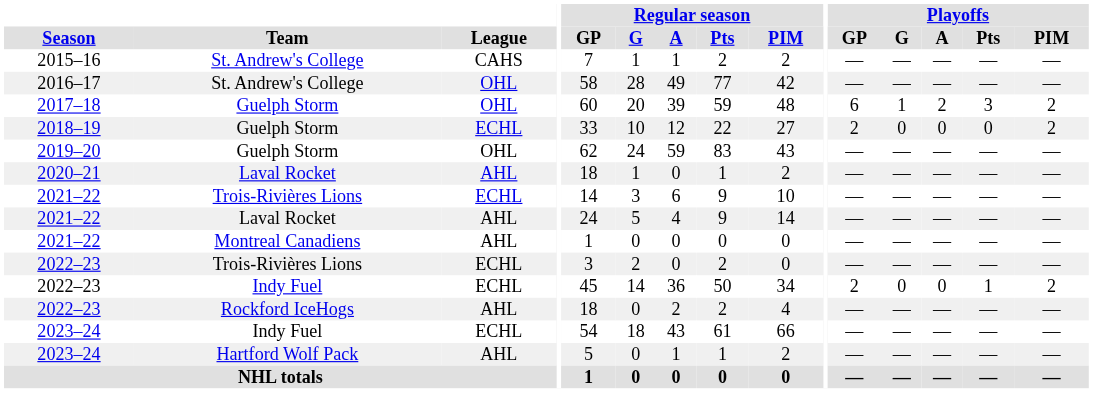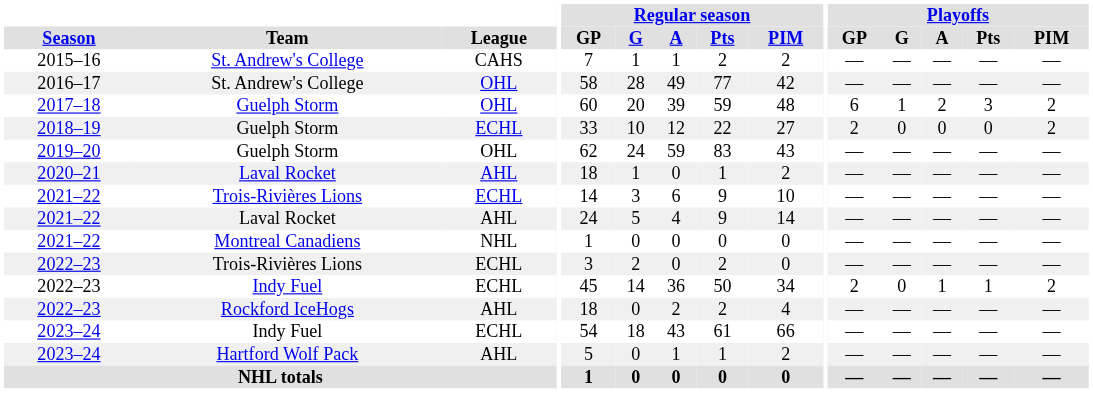(499, 241) AHL -> (499, 241) NHL
(942, 286) 0 -> (942, 286) 1
